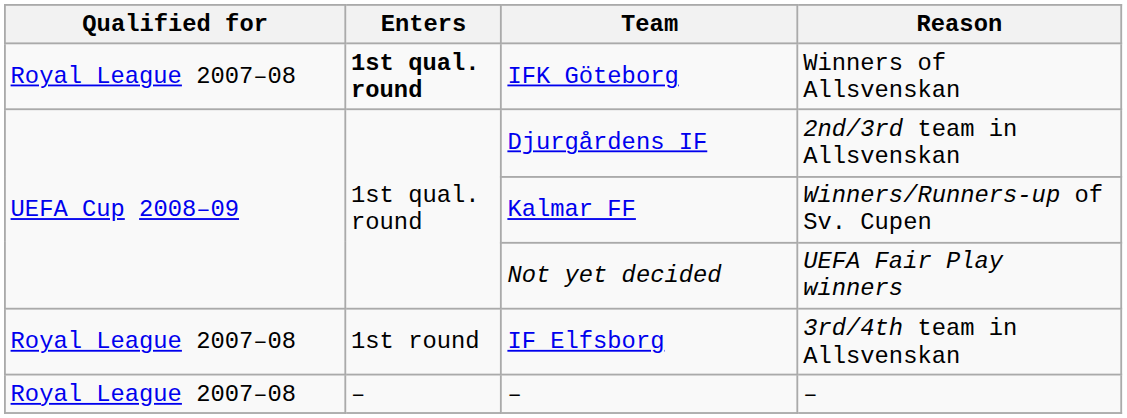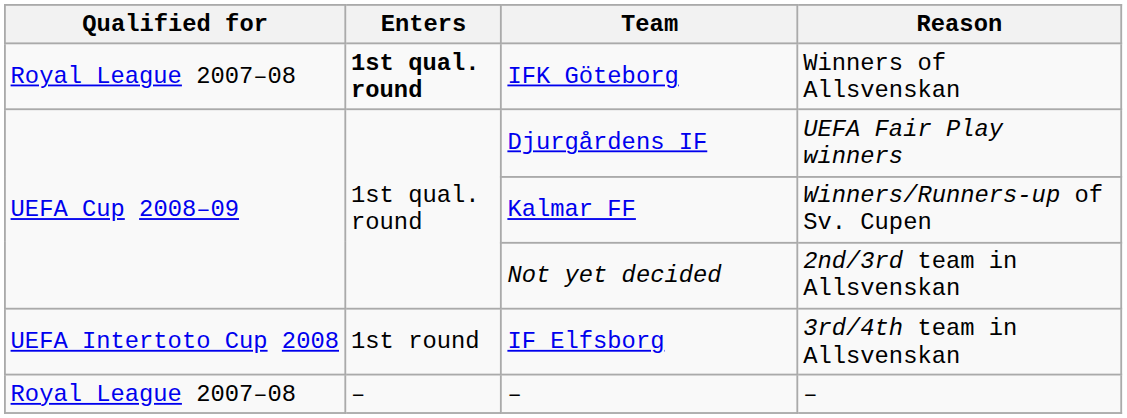(910, 143) 2nd/3rd team in Allsvenskan -> (903, 143) UEFA Fair Play winners
(903, 275) UEFA Fair Play winners -> (910, 275) 2nd/3rd team in Allsvenskan
(153, 342) Royal League 2007–08 -> (175, 342) UEFA Intertoto Cup 2008
